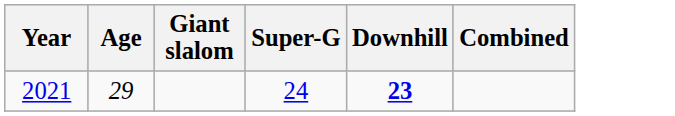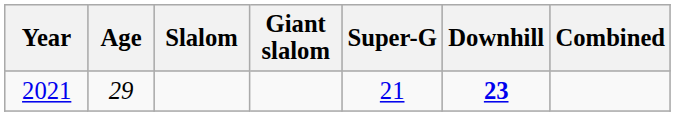+ column: (202, 37)
(296, 90) 24 -> (392, 90) 21
